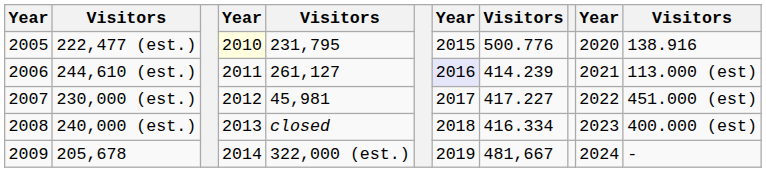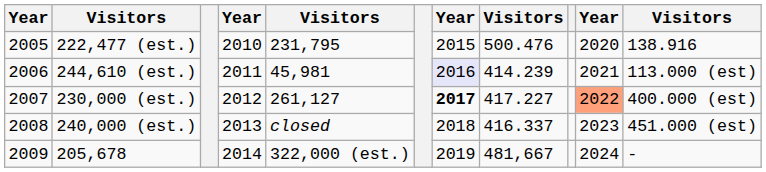(242, 45) lightyellow background -> (242, 45) no background
(518, 45) 500.776 -> (518, 45) 500.476
(305, 72) 261,127 -> (300, 72) 45,981
(300, 100) 45,981 -> (305, 100) 261,127
(456, 100) normal -> (456, 100) bold
(599, 100) no background -> (599, 100) lightsalmon background
(692, 100) 451.000 (est) -> (692, 100) 400.000 (est)
(518, 127) 416.334 -> (518, 127) 416.337
(692, 127) 400.000 (est) -> (692, 127) 451.000 (est)
